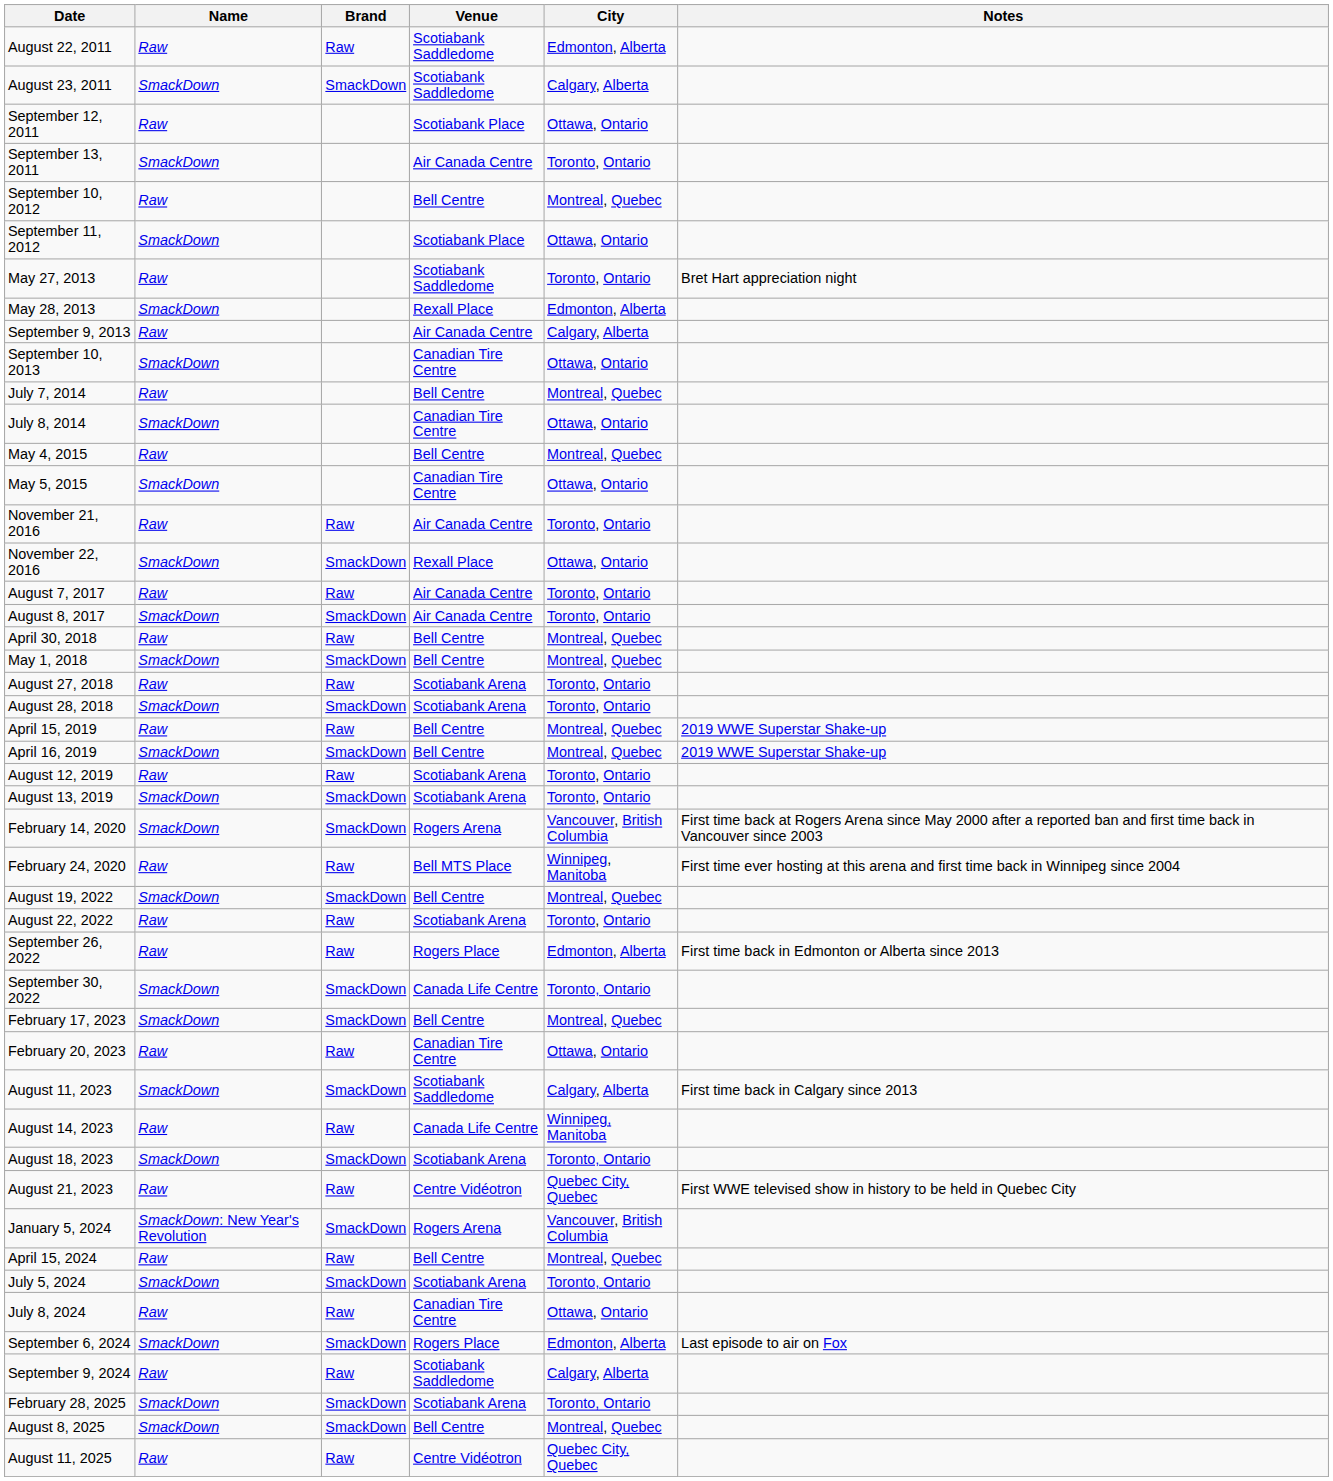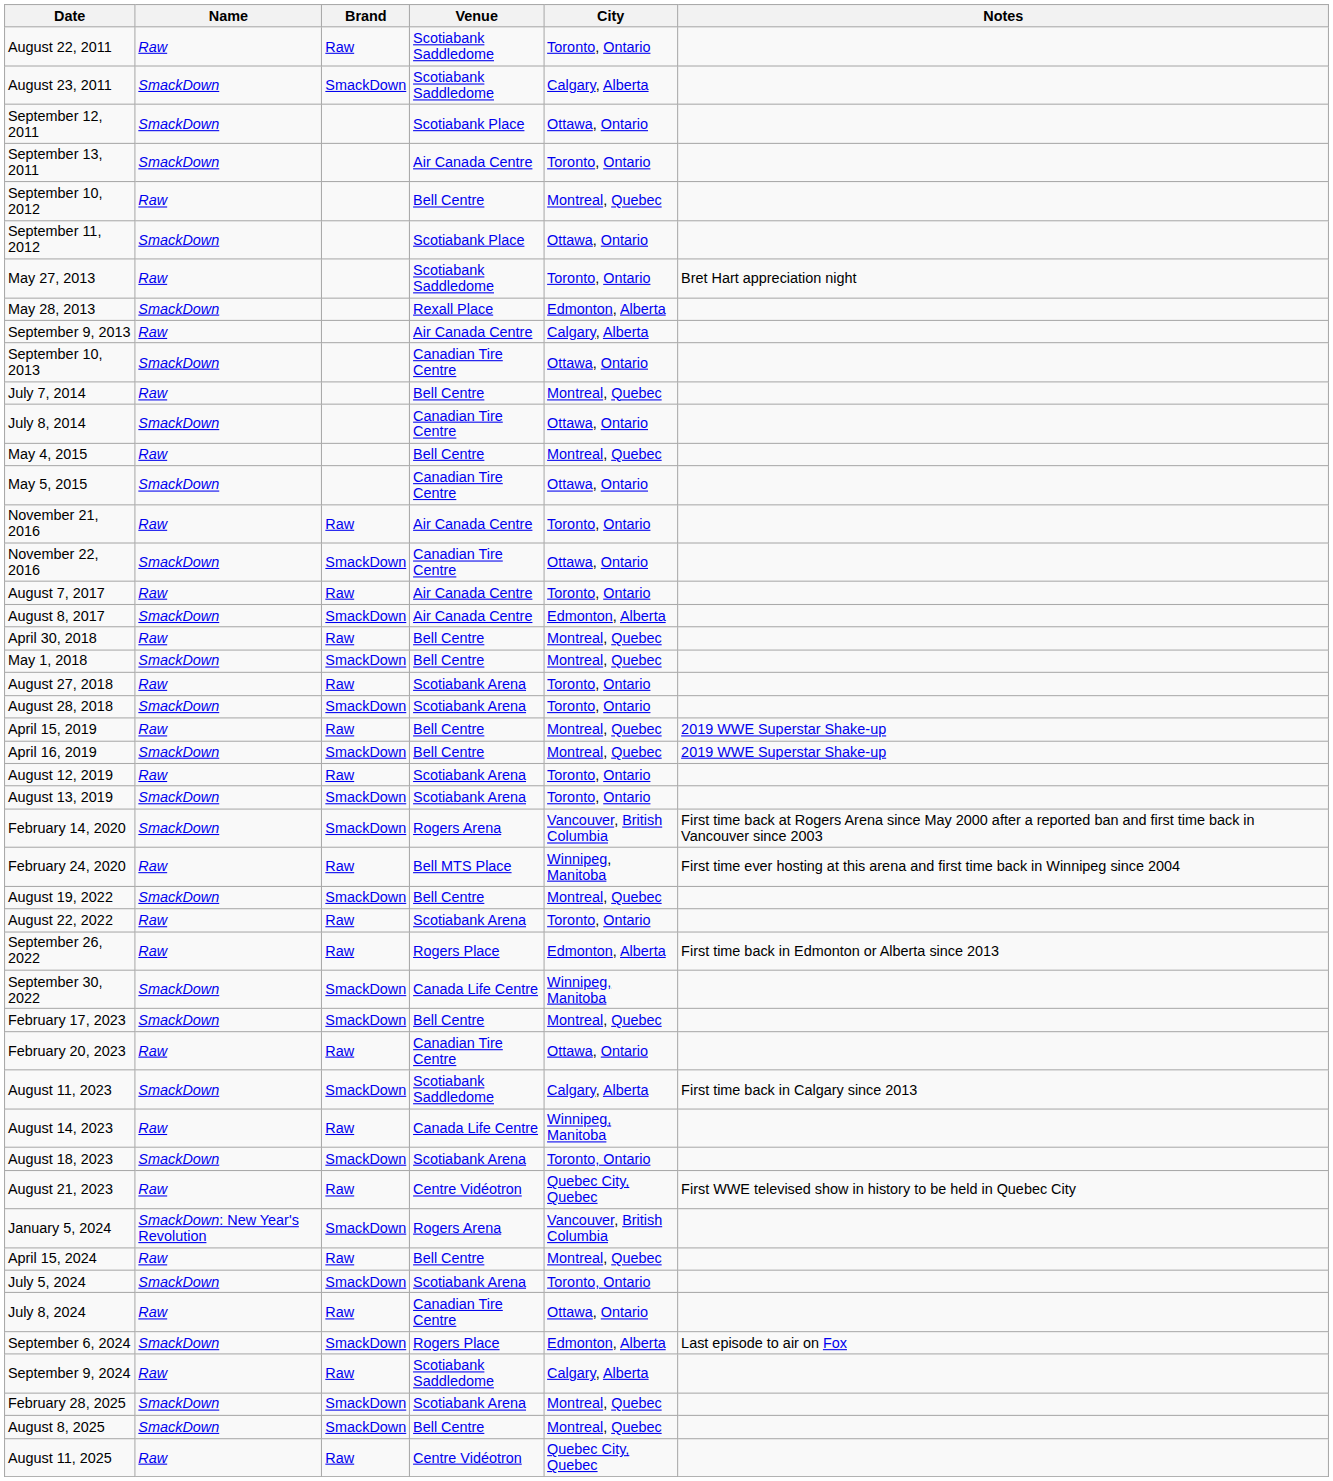(606, 46) Edmonton, Alberta -> (599, 46) Toronto, Ontario
(153, 123) Raw -> (179, 123) SmackDown
(453, 562) Rexall Place -> (458, 562) Canadian Tire Centre
(599, 615) Toronto, Ontario -> (606, 615) Edmonton, Alberta
(599, 989) Toronto, Ontario -> (579, 989) Winnipeg, Manitoba
(599, 1404) Toronto, Ontario -> (604, 1404) Montreal, Quebec
